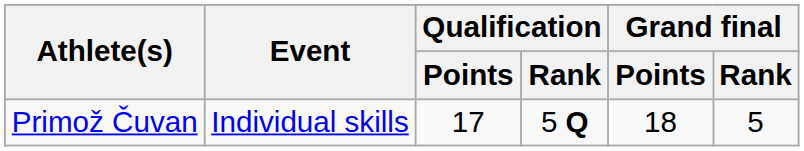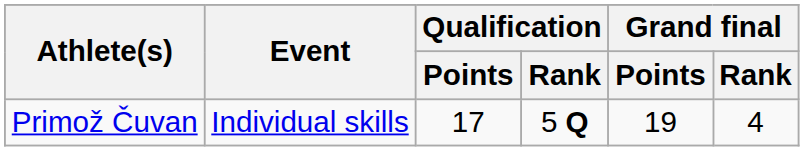(661, 121) 18 -> (661, 121) 19
(756, 121) 5 -> (756, 121) 4
